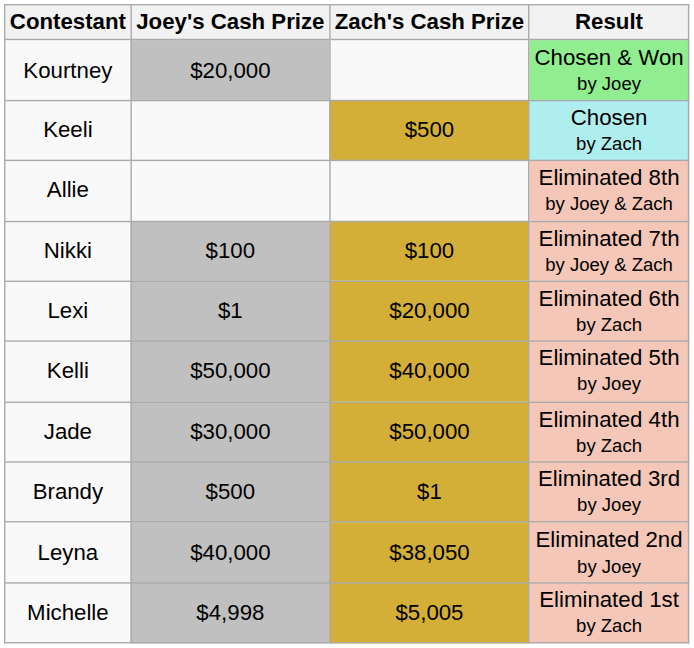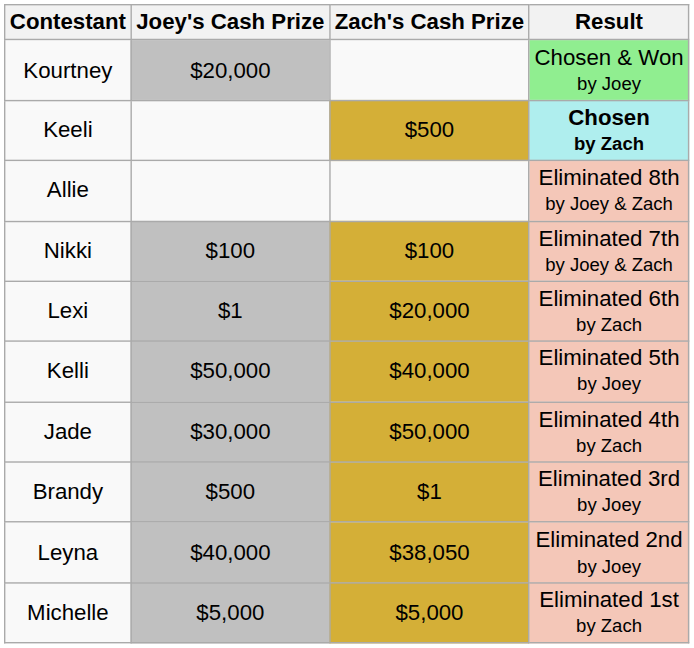(609, 130) normal -> (609, 130) bold
(230, 612) $4,998 -> (230, 612) $5,000
(429, 612) $5,005 -> (429, 612) $5,000
